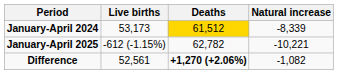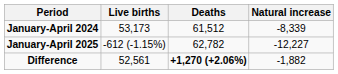(209, 28) gold background -> (209, 28) no background
(291, 45) -10,221 -> (291, 45) -12,227
(291, 61) -1,082 -> (291, 61) -1,882
